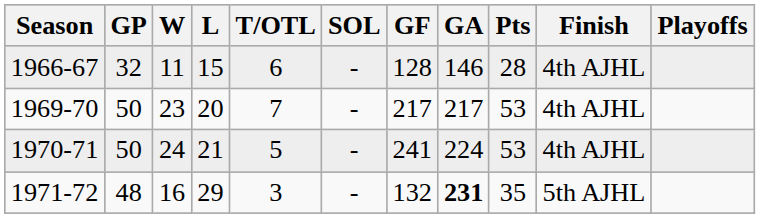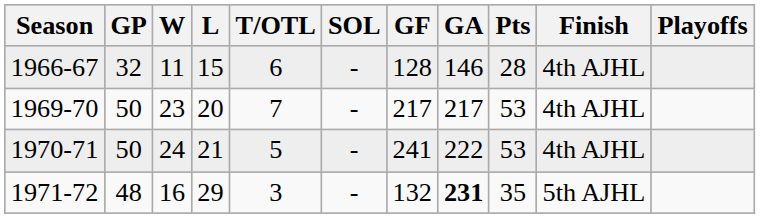(464, 150) 224 -> (464, 150) 222
